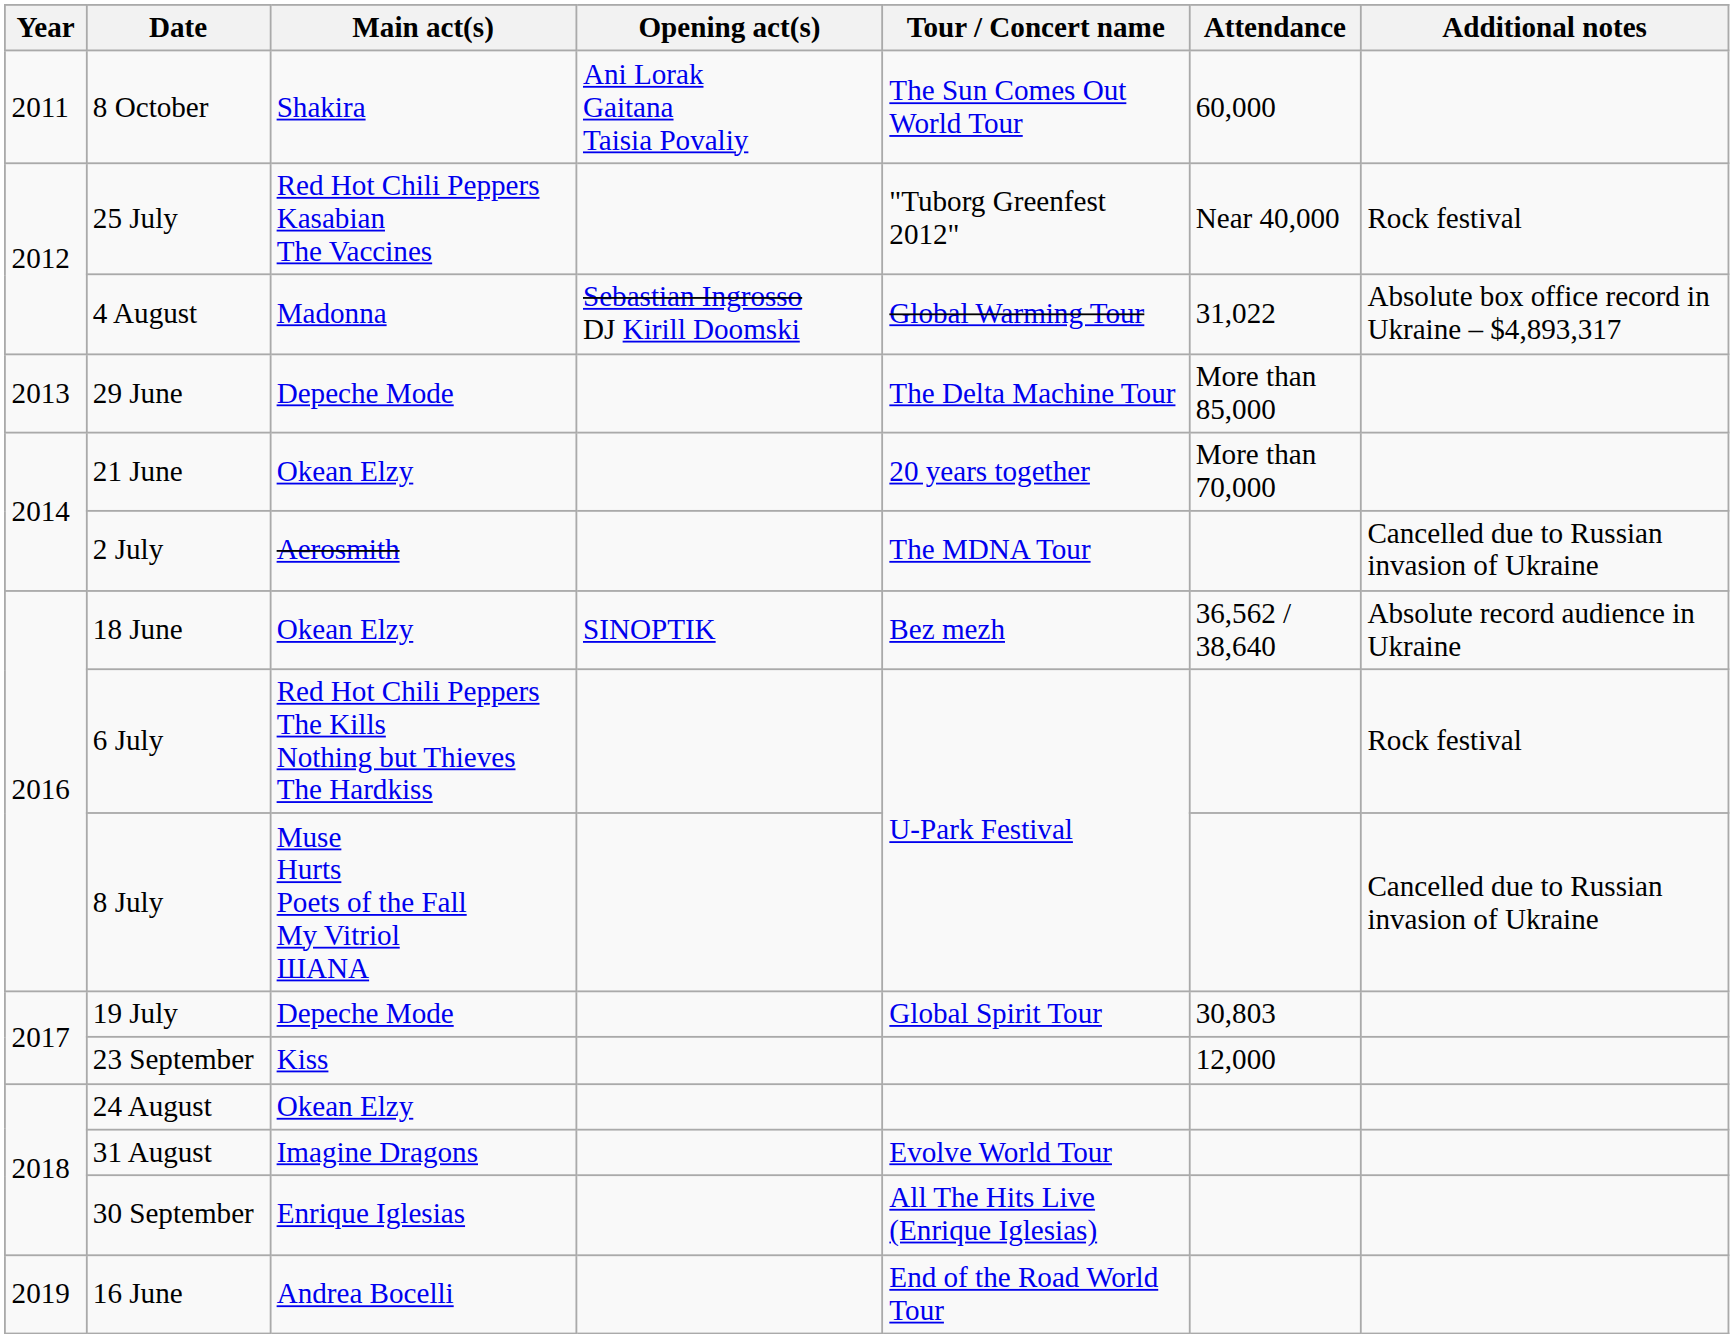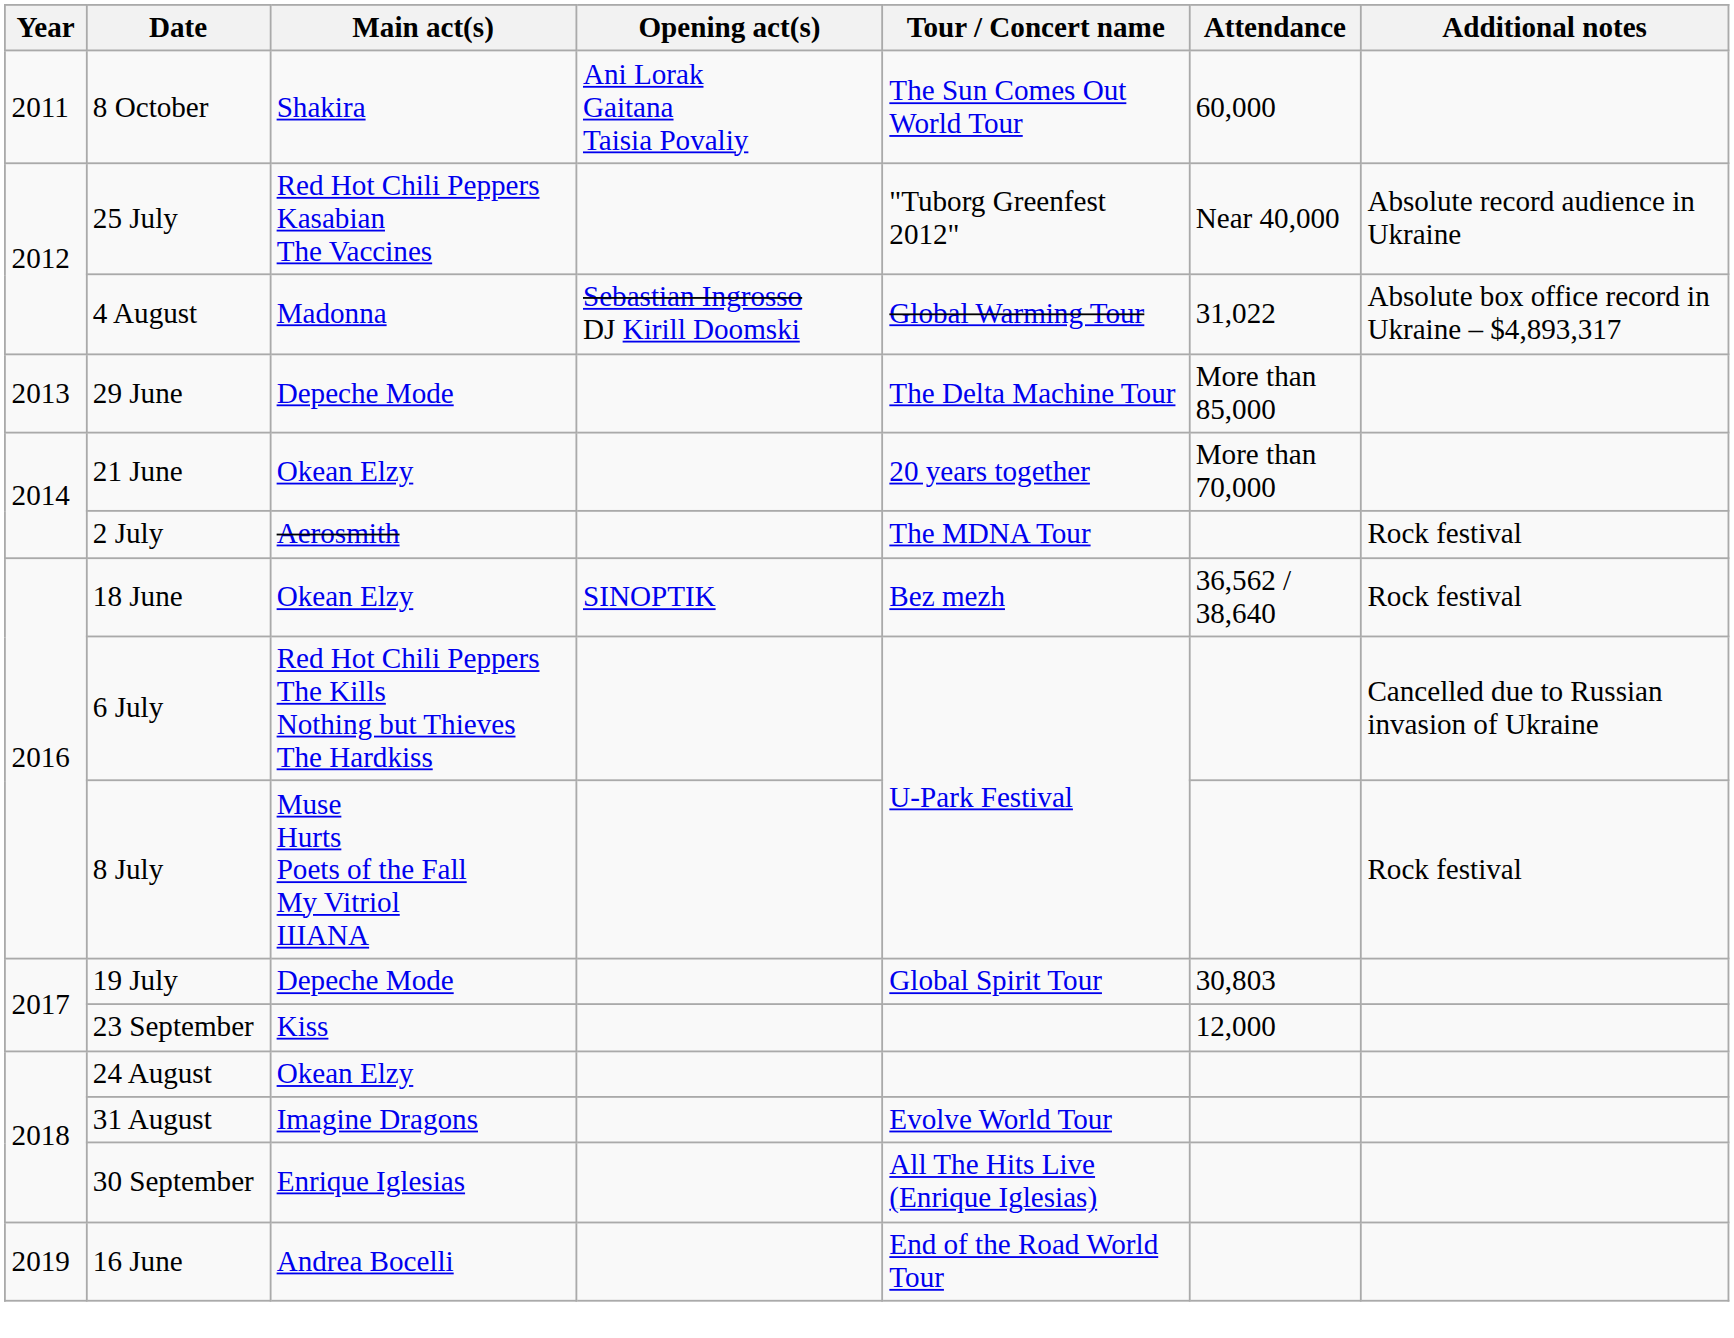(1445, 218) Rock festival -> (1531, 218) Absolute record audience in Ukraine
(1515, 550) Cancelled due to Russian invasion of Ukraine -> (1445, 534) Rock festival
(1531, 629) Absolute record audience in Ukraine -> (1445, 596) Rock festival
(1445, 741) Rock festival -> (1515, 708) Cancelled due to Russian invasion of Ukraine
(1515, 901) Cancelled due to Russian invasion of Ukraine -> (1445, 869) Rock festival
